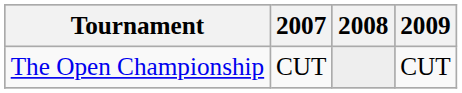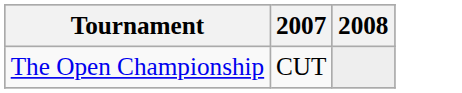- column: (425, 25)
